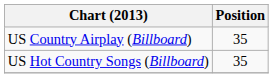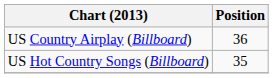(240, 38) 35 -> (240, 38) 36
